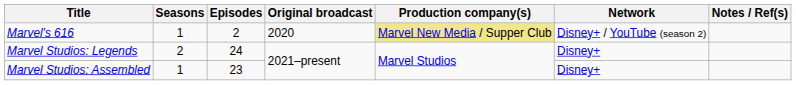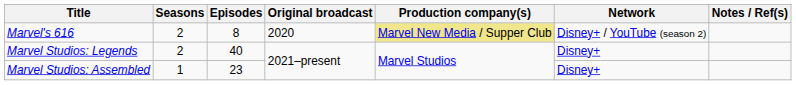(180, 32) 1 -> (180, 32) 2
(236, 32) 2 -> (236, 32) 8
(236, 51) 24 -> (236, 51) 40
